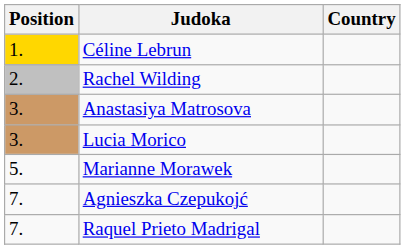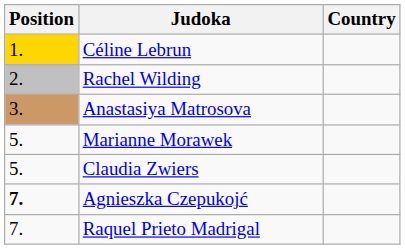- row: (134, 139)
+ row: (141, 169)
(16, 199) normal -> (16, 199) bold
